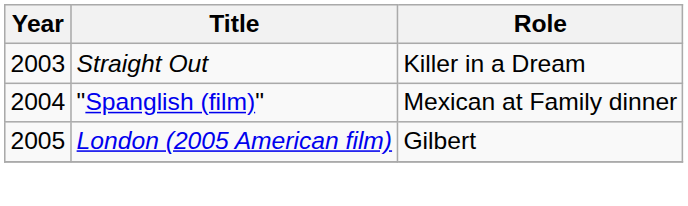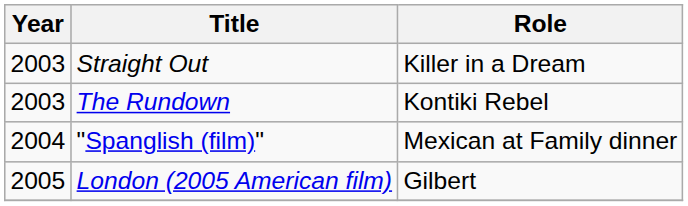+ row: (153, 102)
